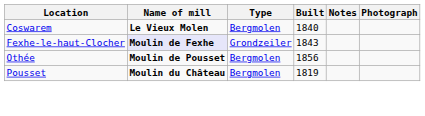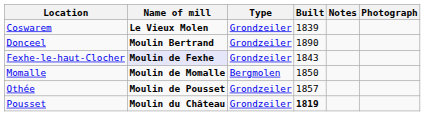(255, 27) Bergmolen -> (261, 27) Grondzeiler
(307, 27) 1840 -> (307, 27) 1839
+ row: (26, 42)
+ row: (26, 73)
(255, 58) Bergmolen -> (261, 88) Grondzeiler
(307, 58) 1856 -> (307, 88) 1857
(255, 73) Bergmolen -> (261, 104) Grondzeiler
(307, 73) normal -> (307, 104) bold
